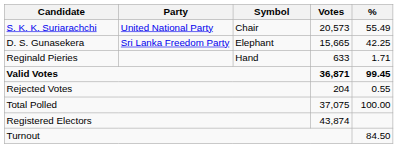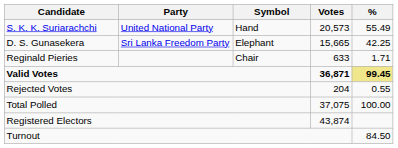(247, 27) Chair -> (247, 27) Hand
(247, 58) Hand -> (247, 58) Chair
(378, 74) no background -> (378, 74) khaki background
